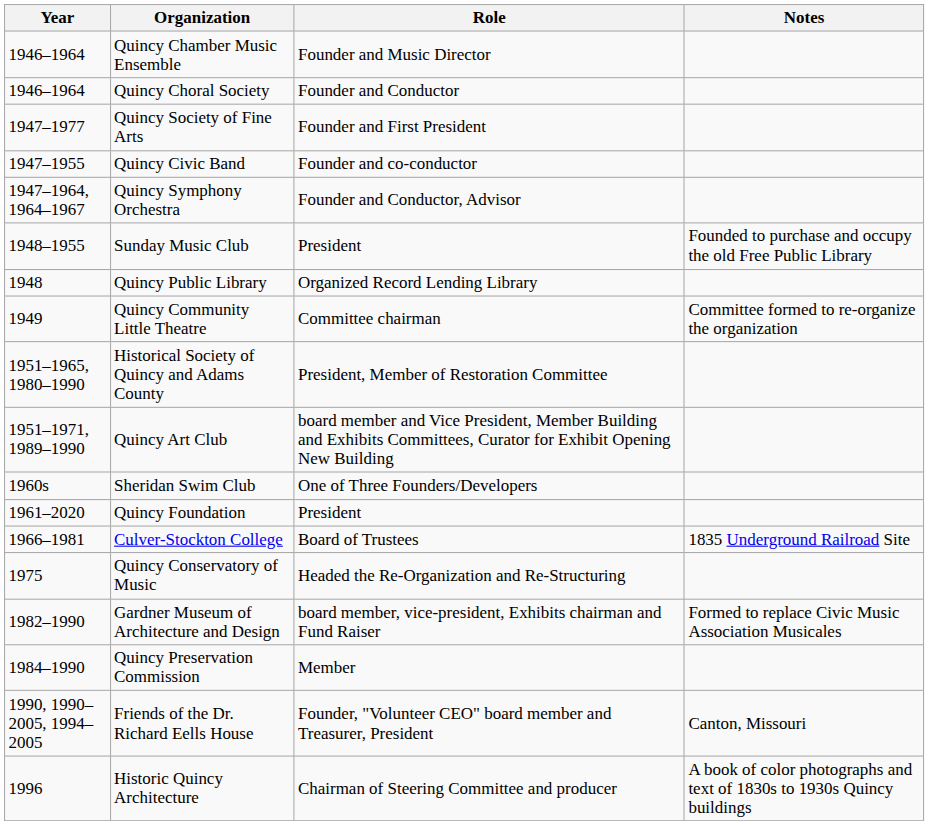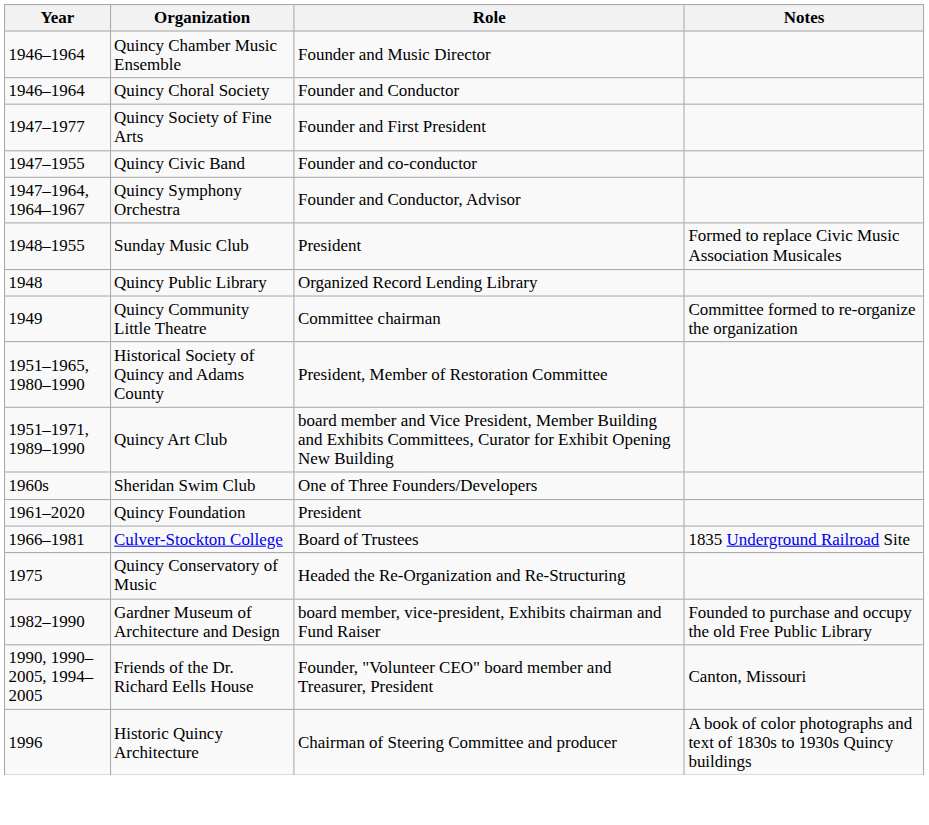(800, 246) Founded to purchase and occupy the old Free Public Library -> (794, 246) Formed to replace Civic Music Association Musicales
(794, 621) Formed to replace Civic Music Association Musicales -> (800, 621) Founded to purchase and occupy the old Free Public Library
- row: (184, 667)
